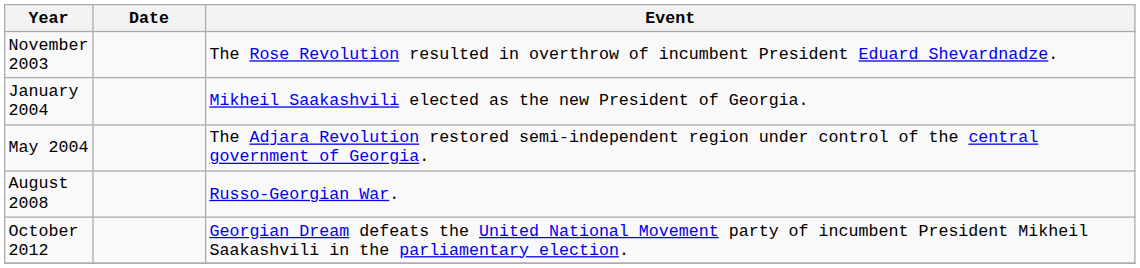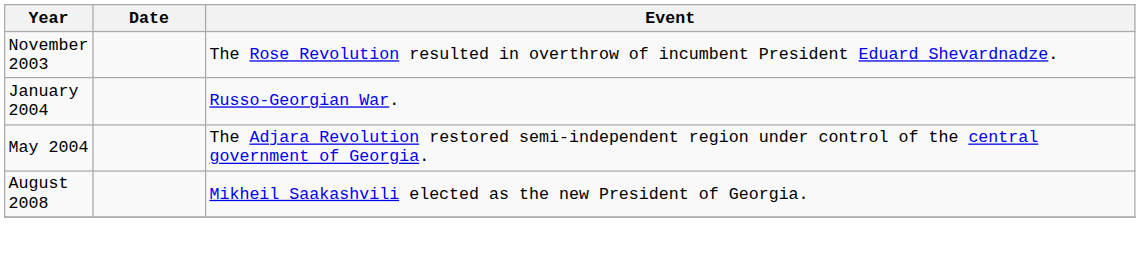(509, 101) Mikheil Saakashvili elected as the new President of Georgia. -> (304, 101) Russo-Georgian War.
(304, 194) Russo-Georgian War. -> (509, 194) Mikheil Saakashvili elected as the new President of Georgia.
- row: (44, 240)
